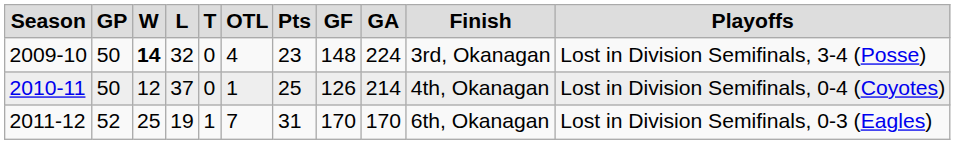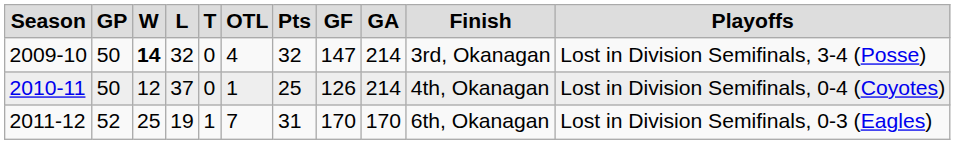(290, 54) 23 -> (290, 54) 32
(338, 54) 148 -> (338, 54) 147
(383, 54) 224 -> (383, 54) 214
